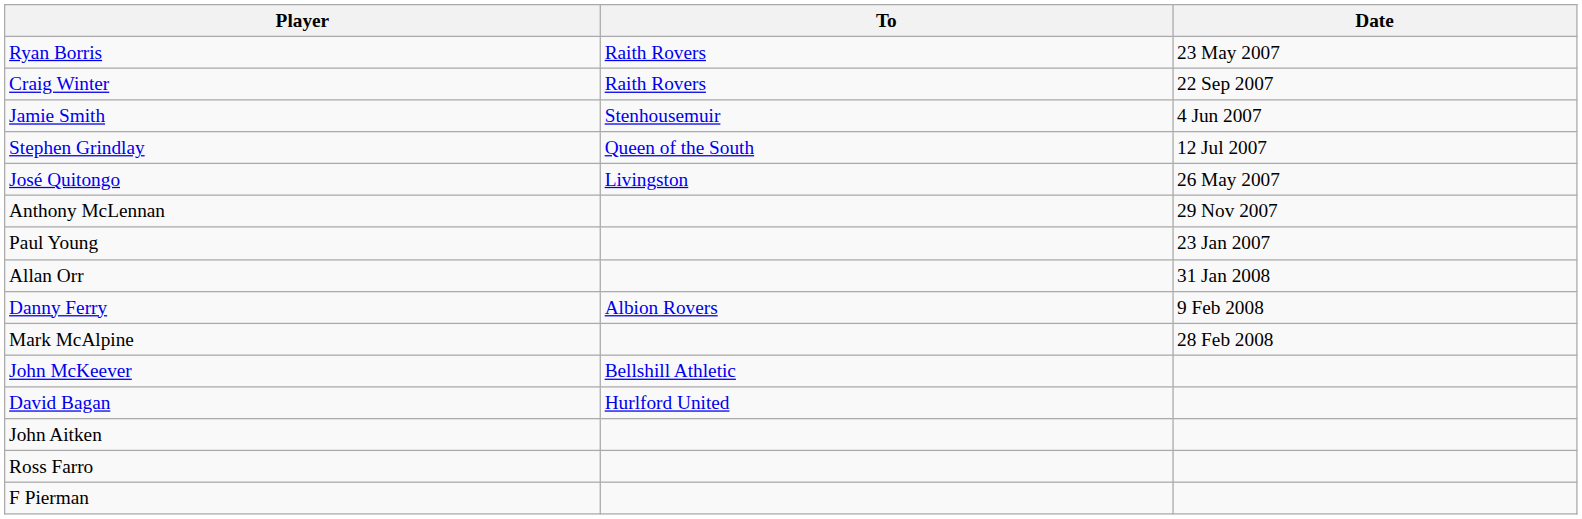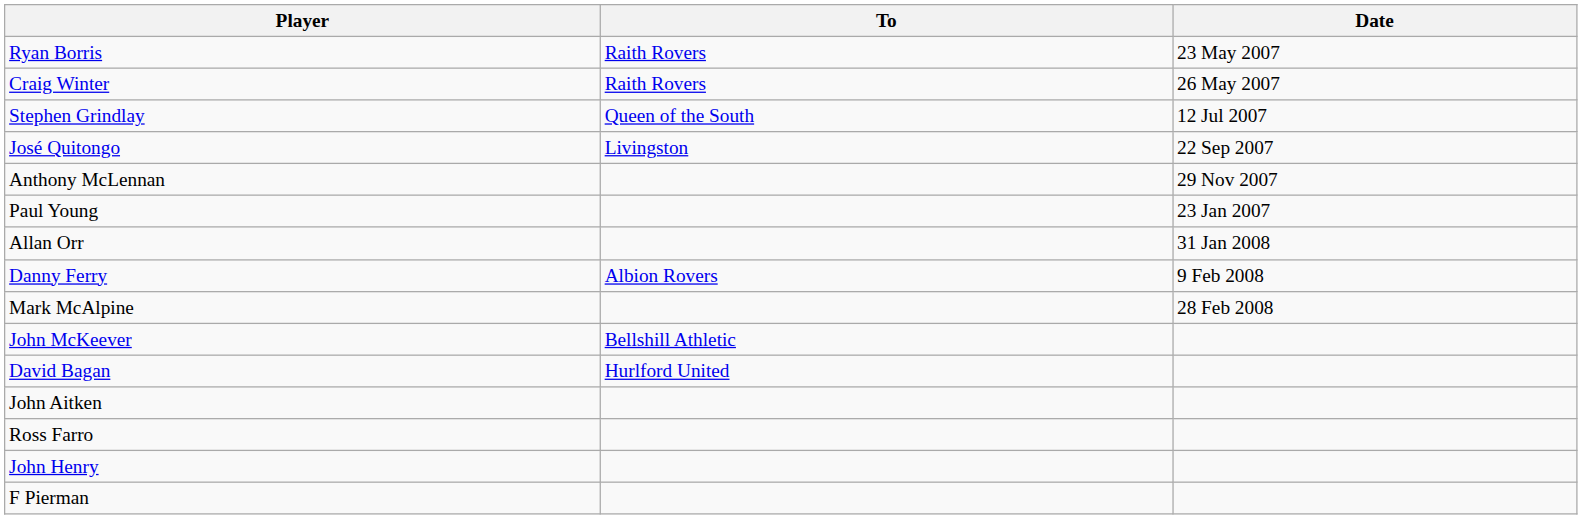(1225, 84) 22 Sep 2007 -> (1228, 84) 26 May 2007
- row: (57, 116)
(1228, 179) 26 May 2007 -> (1225, 147) 22 Sep 2007
+ row: (54, 466)
